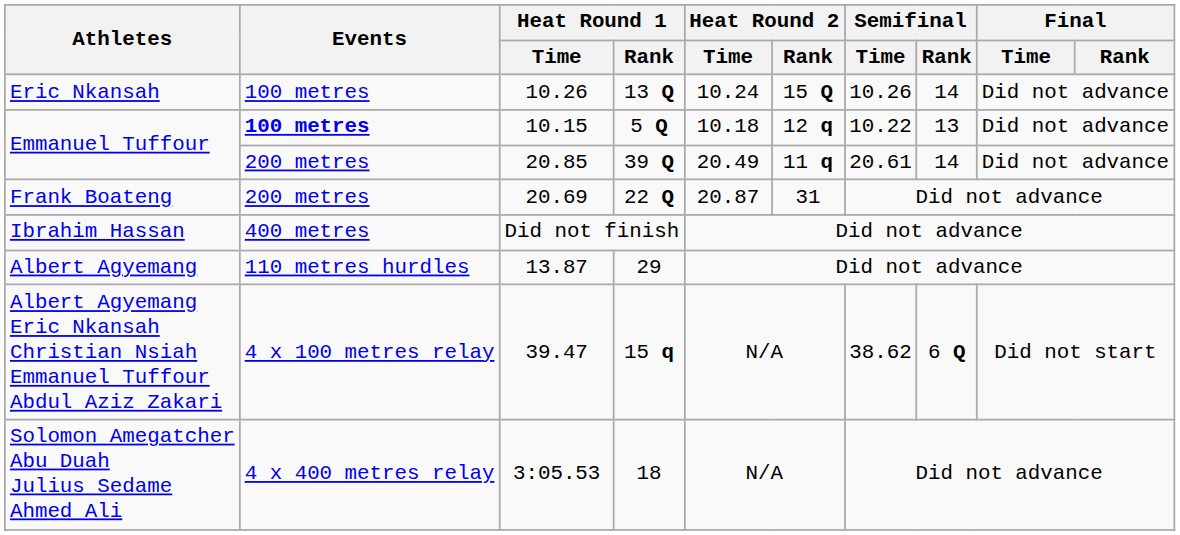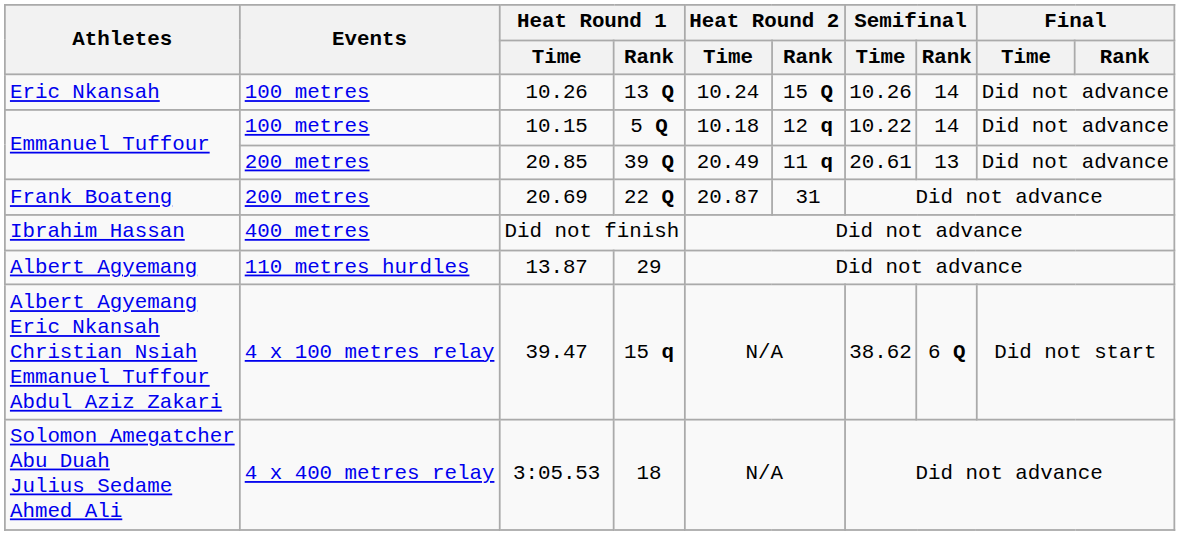(307, 127) bold -> (307, 127) normal
(947, 127) 13 -> (947, 127) 14
(947, 162) 14 -> (947, 162) 13
